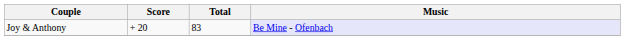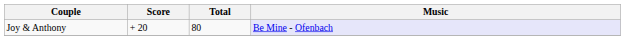(196, 27) 83 -> (196, 27) 80
